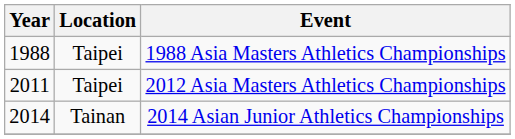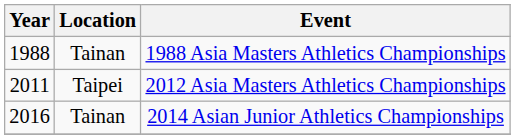(98, 52) Taipei -> (98, 52) Tainan
(30, 117) 2014 -> (30, 117) 2016
